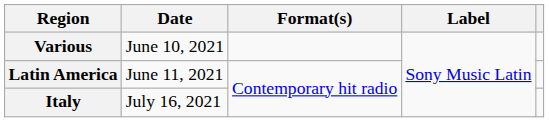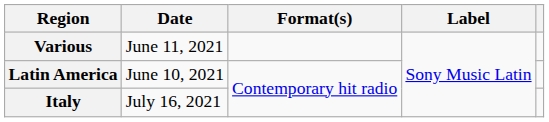(175, 46) June 10, 2021 -> (175, 46) June 11, 2021
(175, 74) June 11, 2021 -> (175, 74) June 10, 2021
